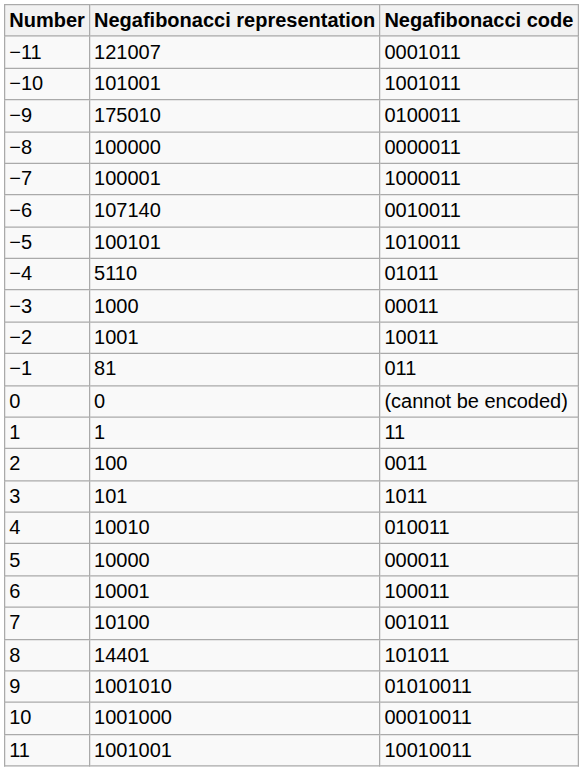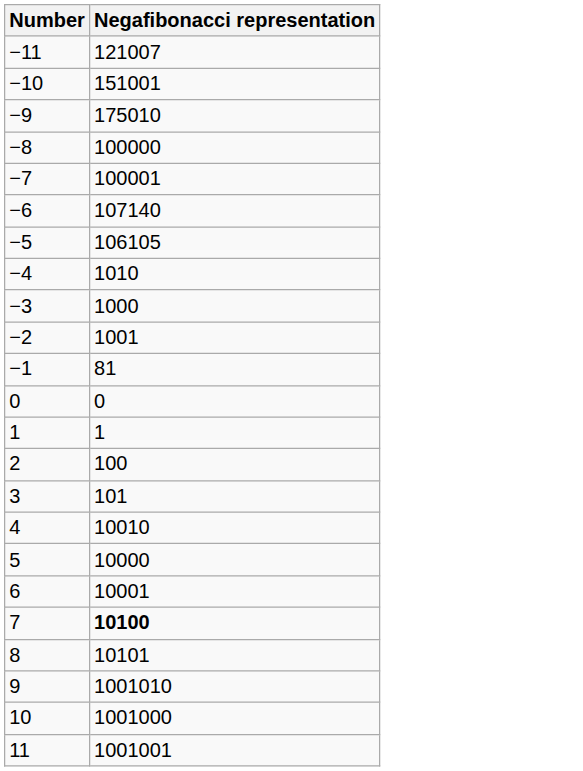- column: (479, 20)
(127, 83) 101001 -> (127, 83) 151001
(127, 242) 100101 -> (127, 242) 106105
(116, 274) 5110 -> (116, 274) 1010
(122, 623) normal -> (122, 623) bold
(122, 654) 14401 -> (122, 654) 10101
